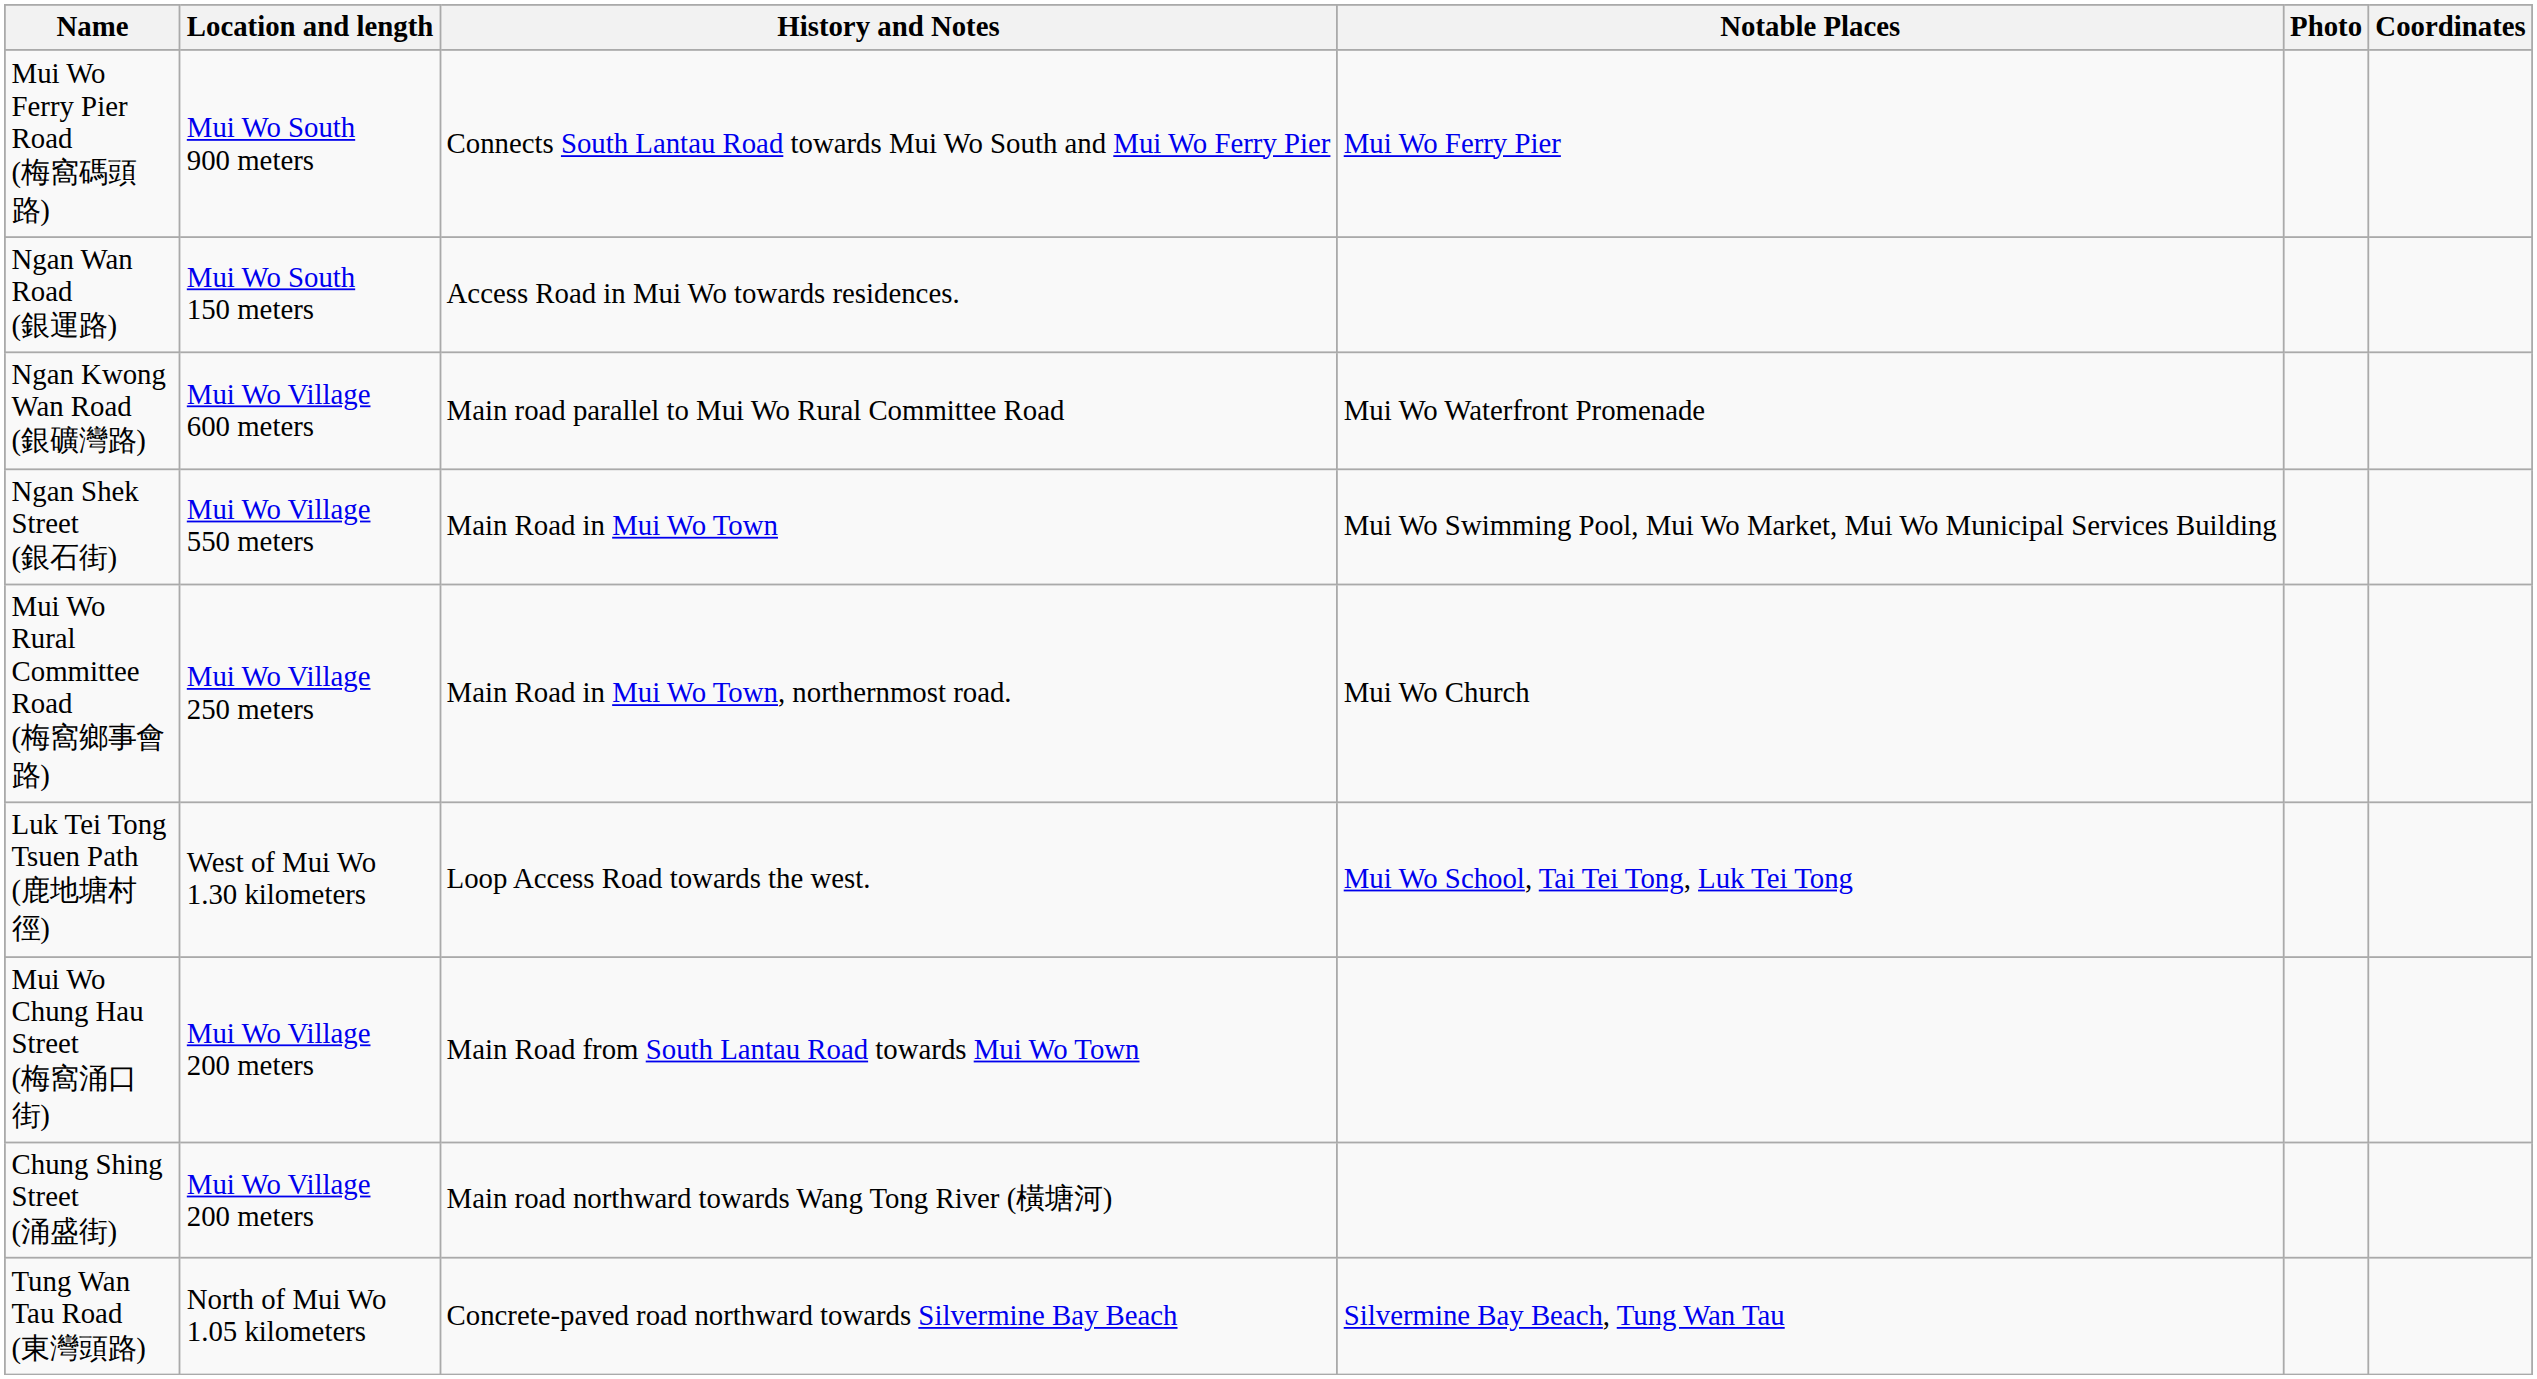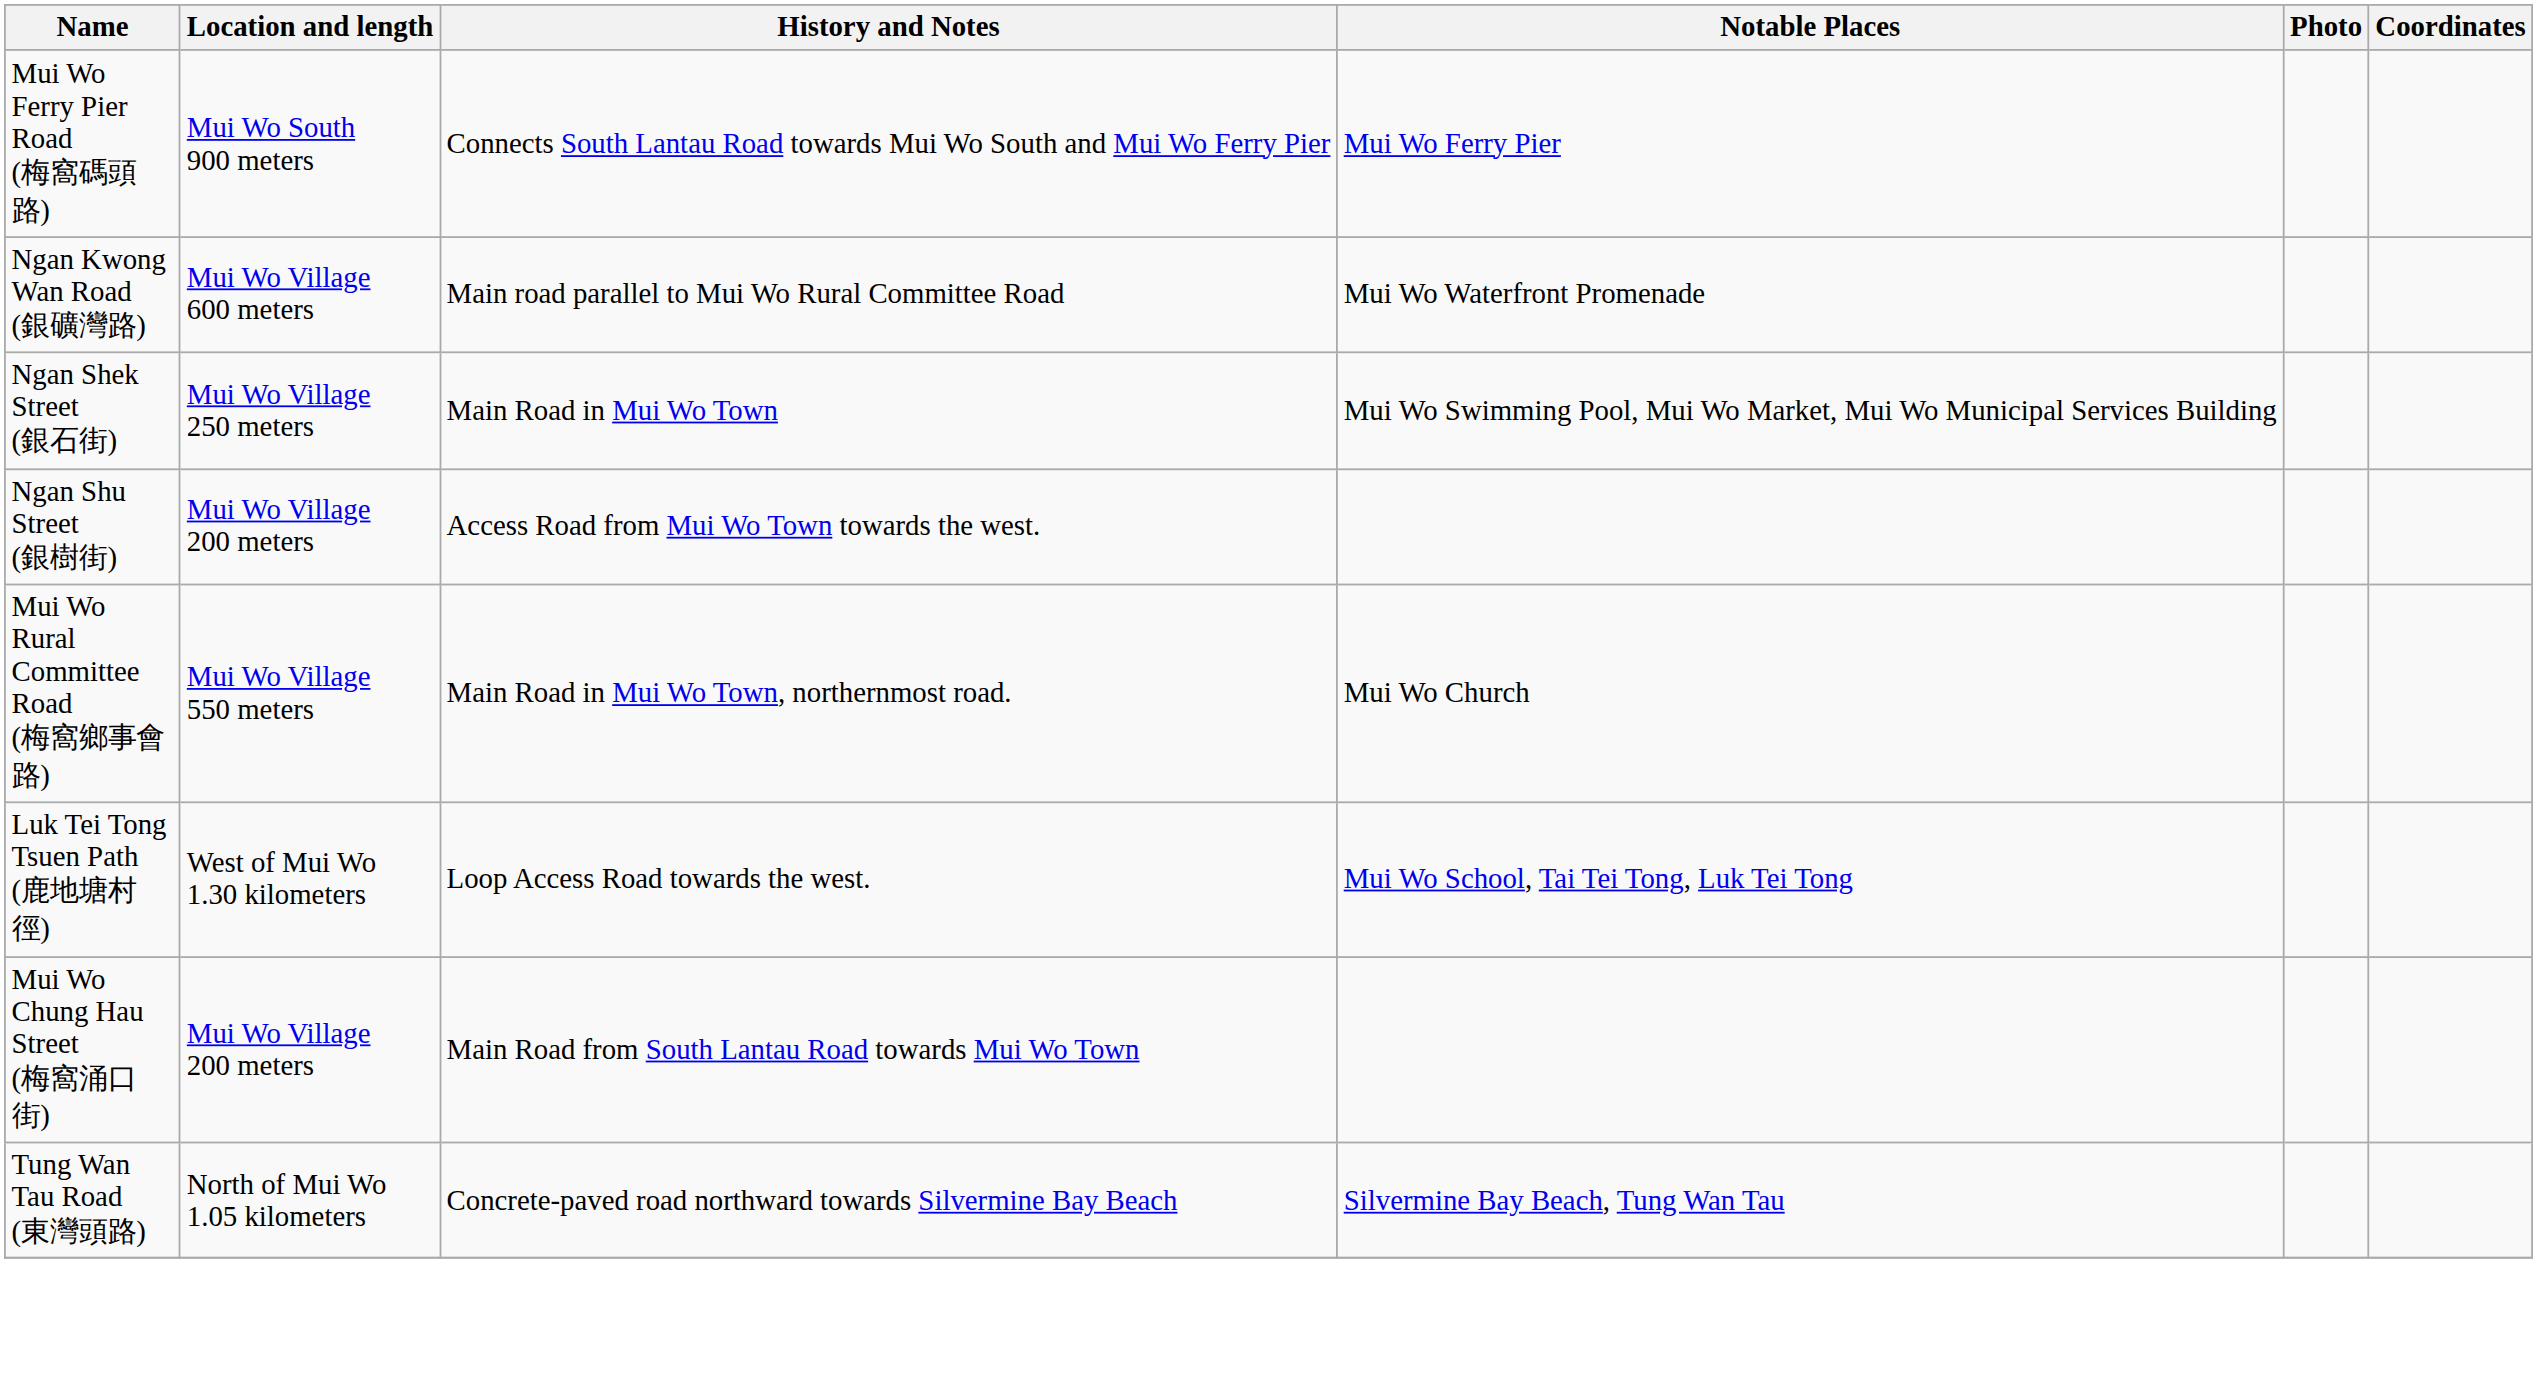- row: (72, 292)
(279, 525) Mui Wo Village 550 meters -> (279, 410) Mui Wo Village 250 meters
+ row: (69, 524)
(279, 693) Mui Wo Village 250 meters -> (279, 693) Mui Wo Village 550 meters
- row: (87, 1198)
